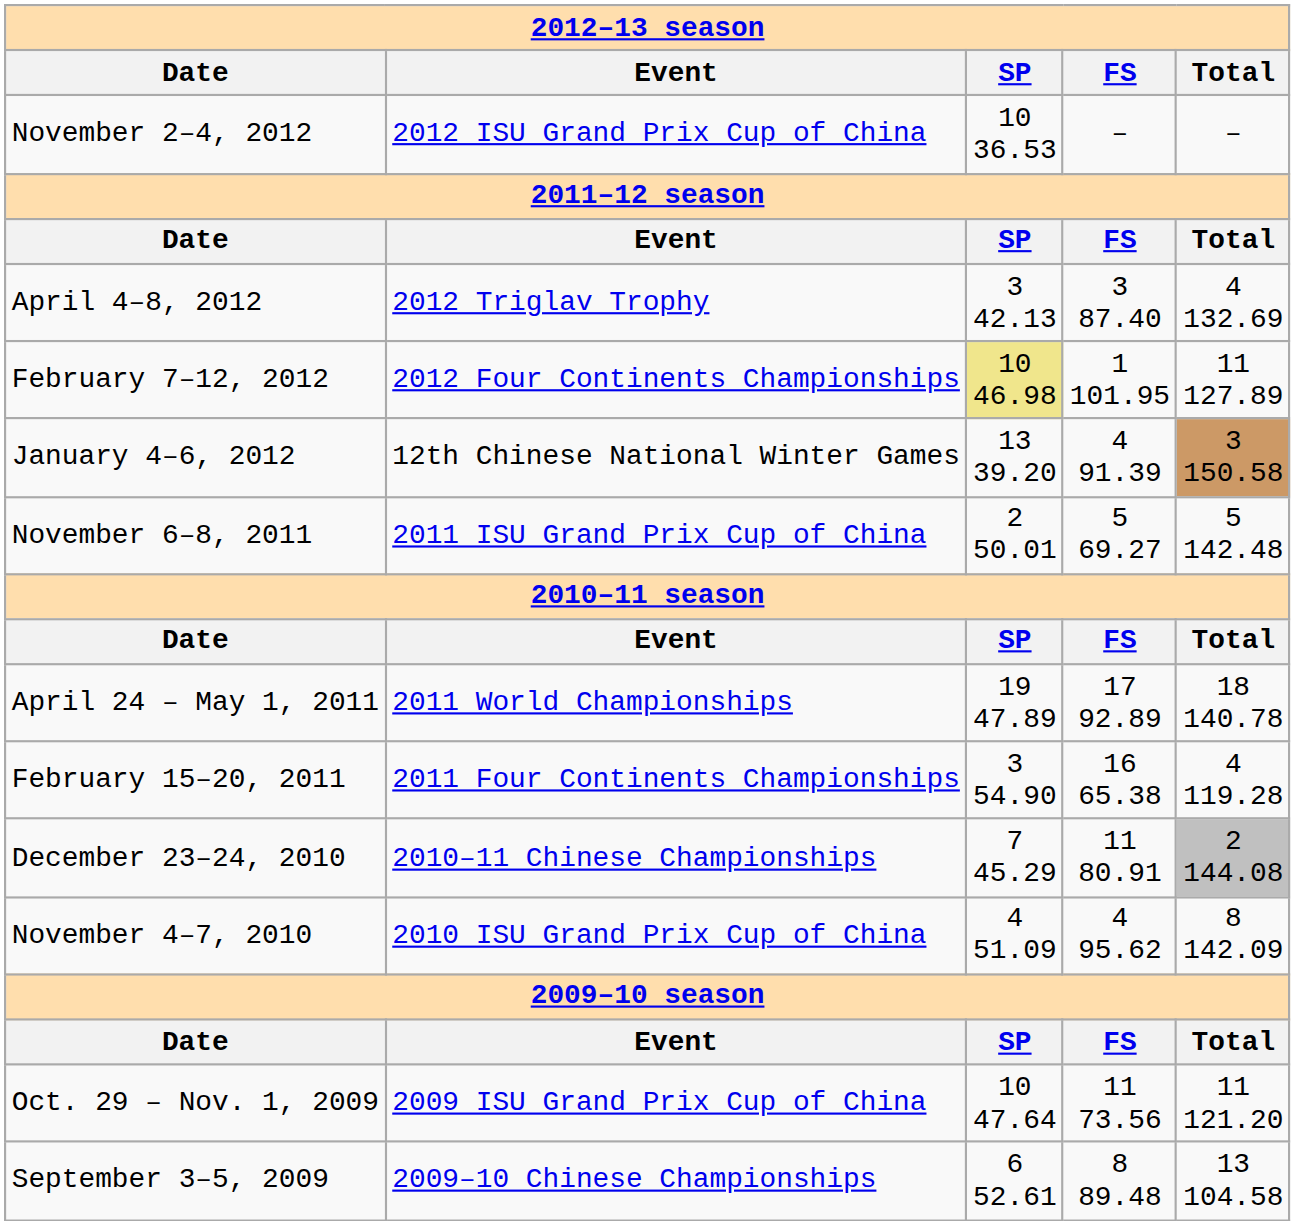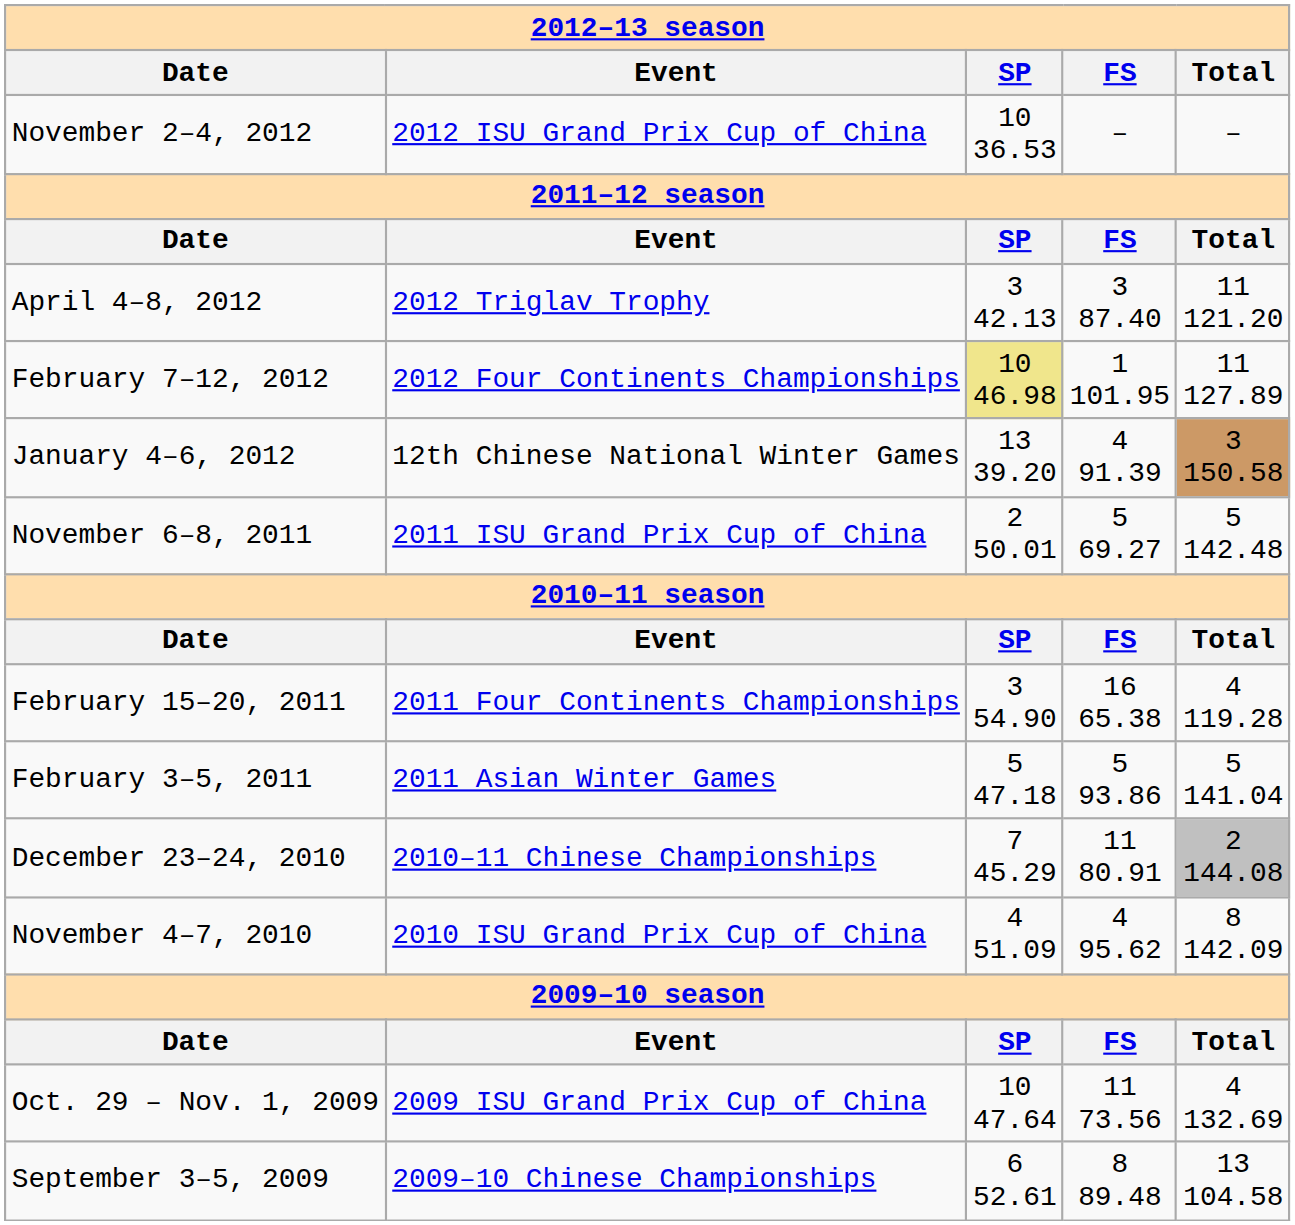(1233, 303) 4 132.69 -> (1233, 303) 11 121.20
- row: (195, 703)
+ row: (162, 780)
(1233, 1103) 11 121.20 -> (1233, 1103) 4 132.69
